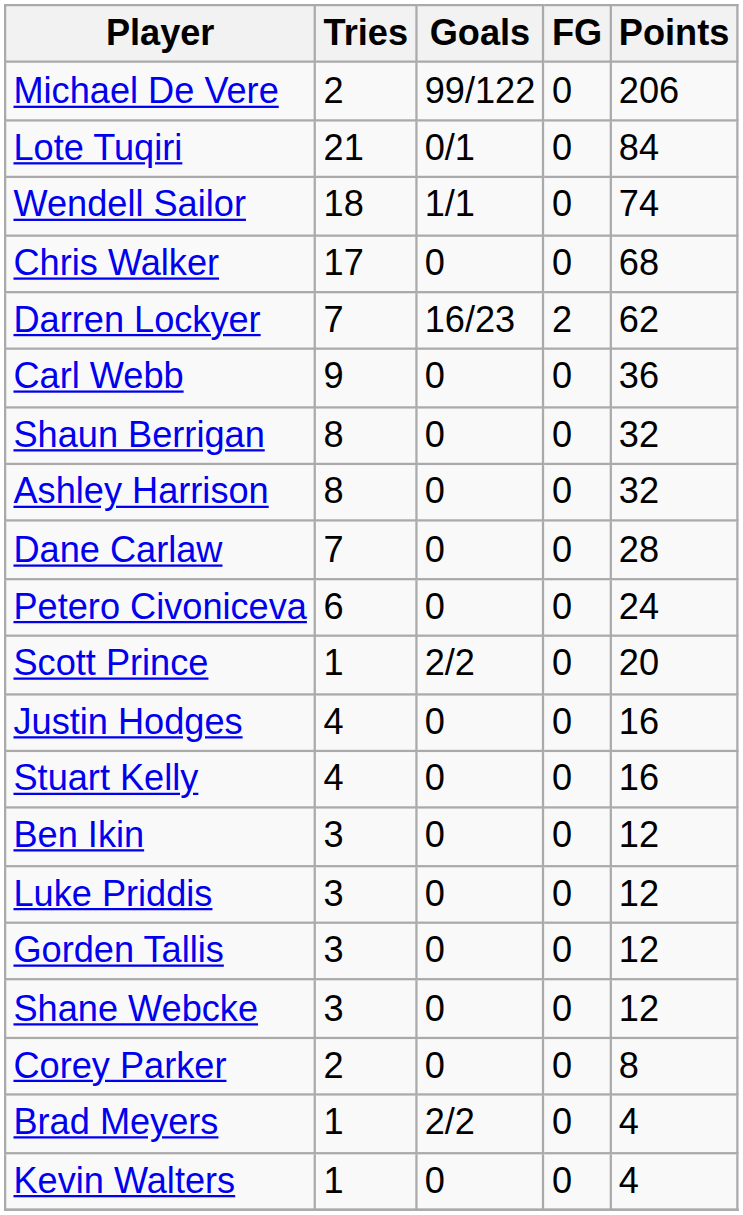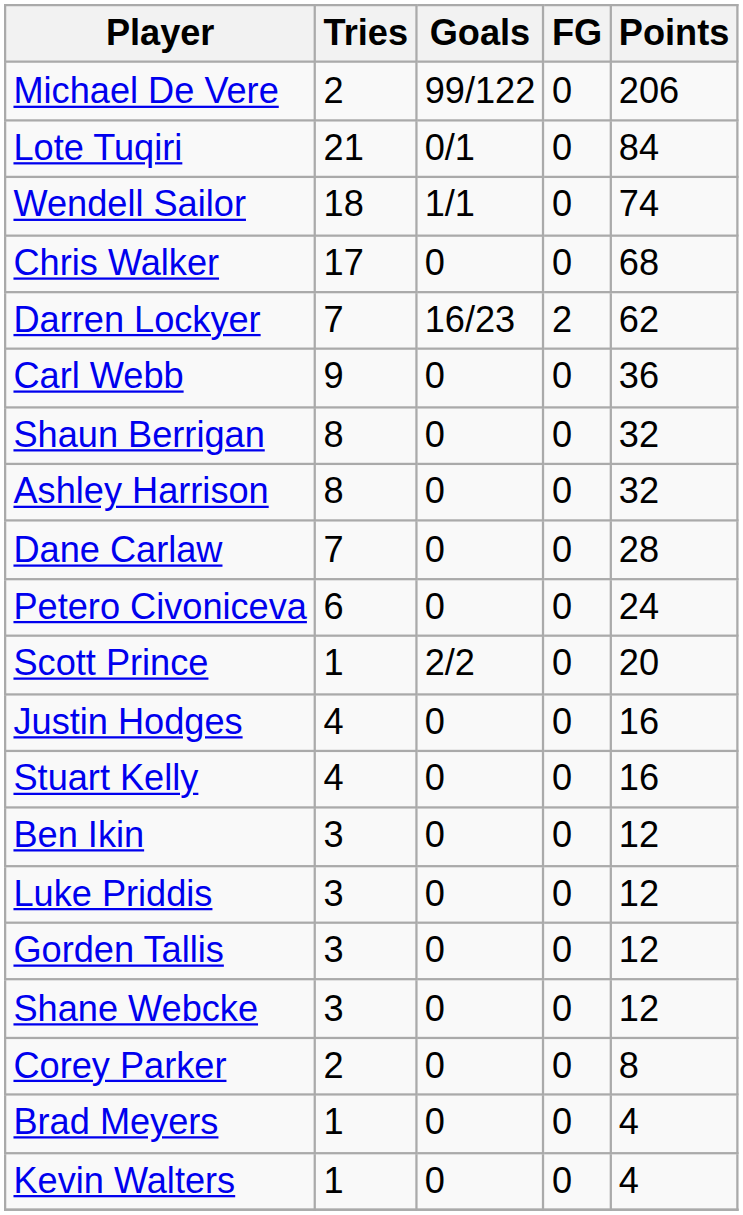(450, 1122) 2/2 -> (435, 1122) 0
